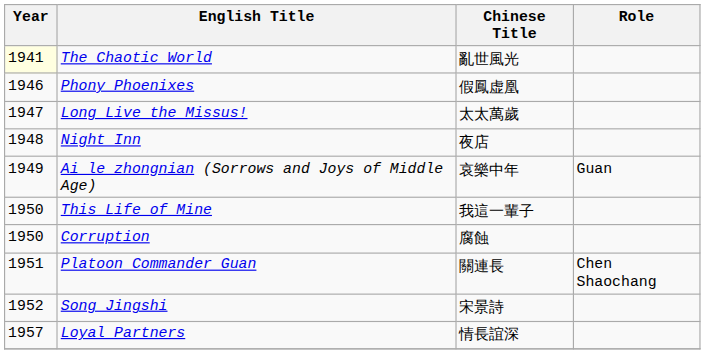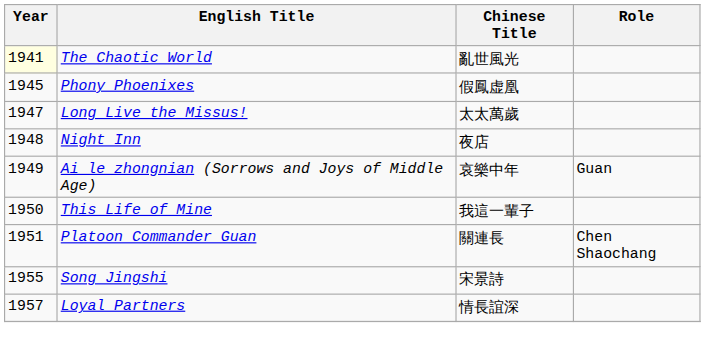(26, 85) 1946 -> (26, 85) 1945
- row: (105, 237)
(26, 306) 1952 -> (26, 278) 1955
